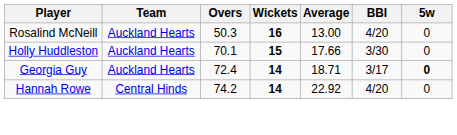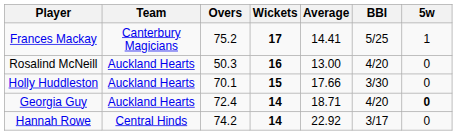+ row: (53, 39)
(377, 70) 3/17 -> (377, 102) 4/20
(377, 88) 4/20 -> (377, 121) 3/17
